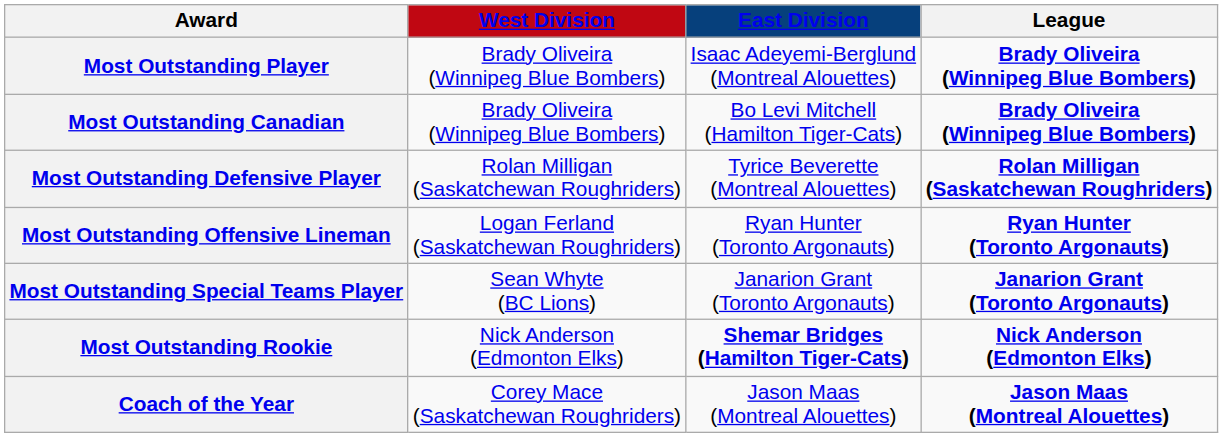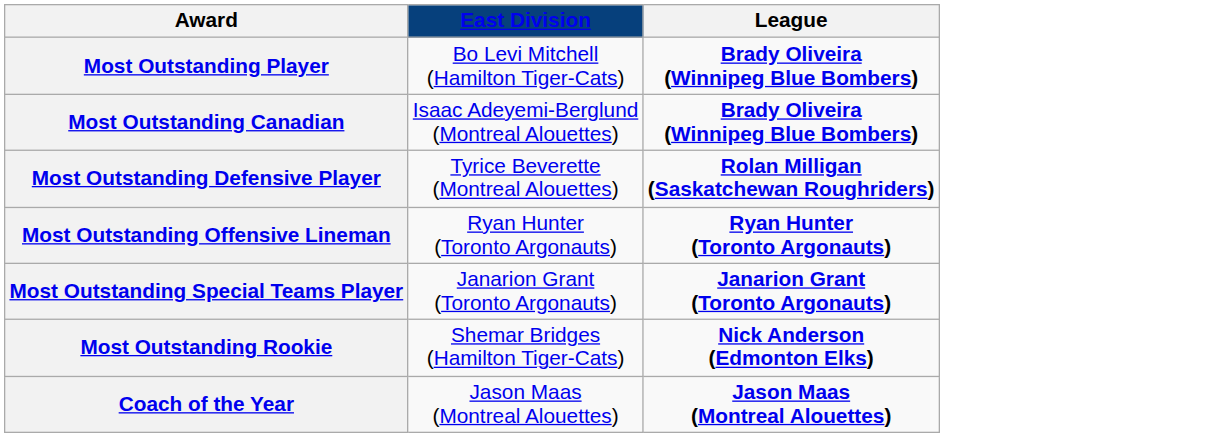- column: (547, 20)
(803, 65) Isaac Adeyemi-Berglund (Montreal Alouettes) -> (526, 65) Bo Levi Mitchell (Hamilton Tiger-Cats)
(803, 122) Bo Levi Mitchell (Hamilton Tiger-Cats) -> (526, 122) Isaac Adeyemi-Berglund (Montreal Alouettes)
(803, 347) bold -> (526, 347) normal
